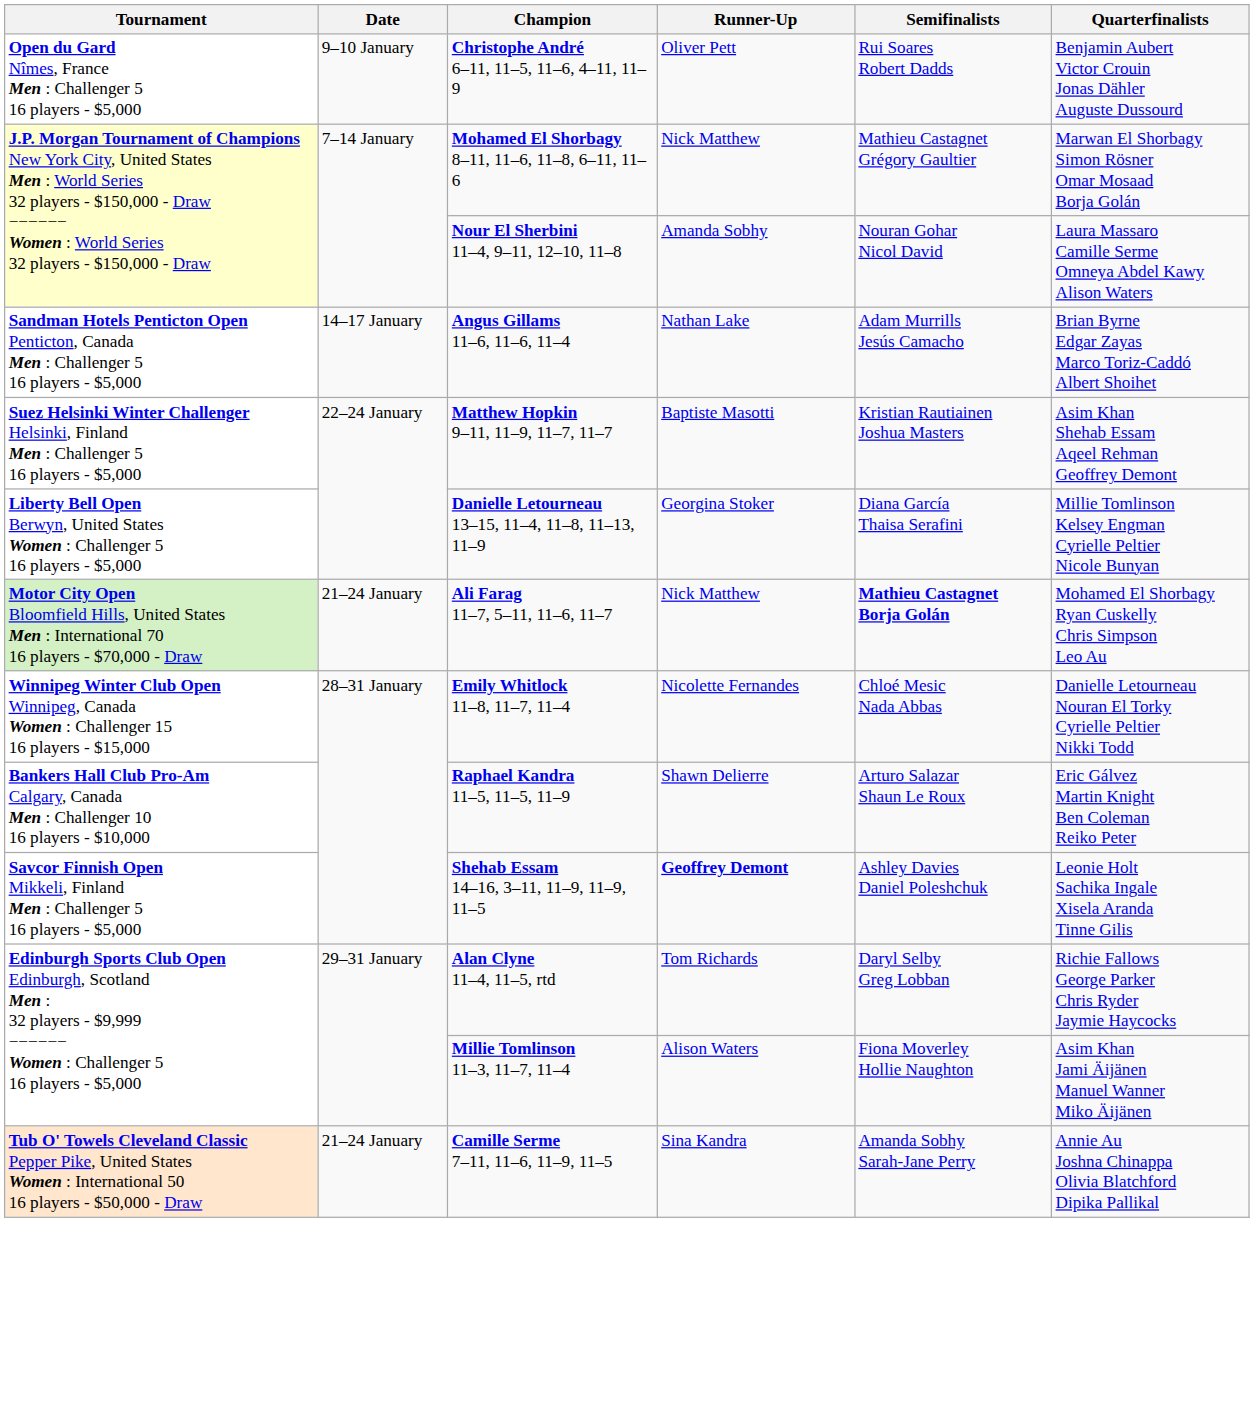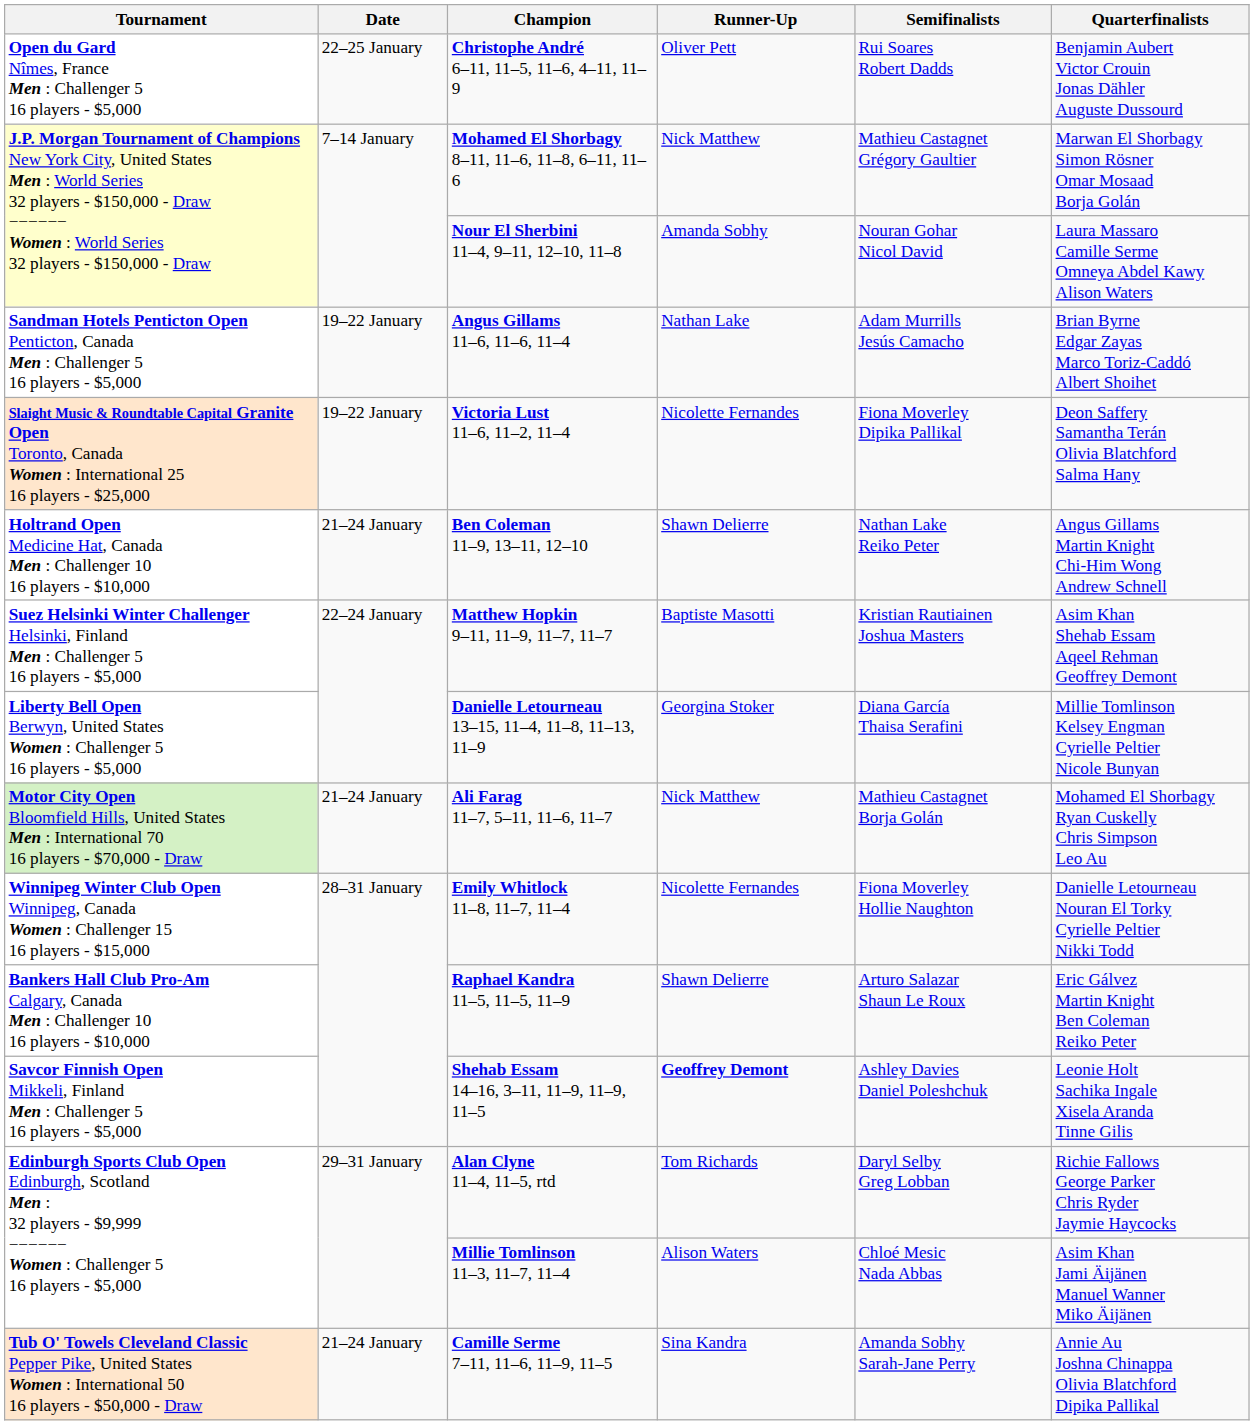(368, 47) 9–10 January -> (372, 47) 22–25 January
(372, 320) 14–17 January -> (372, 320) 19–22 January
+ row: (511, 422)
+ row: (520, 534)
(928, 604) bold -> (923, 807) normal
(902, 695) Chloé Mesic Nada Abbas -> (916, 898) Fiona Moverley Hollie Naughton
(916, 1059) Fiona Moverley Hollie Naughton -> (902, 1262) Chloé Mesic Nada Abbas
